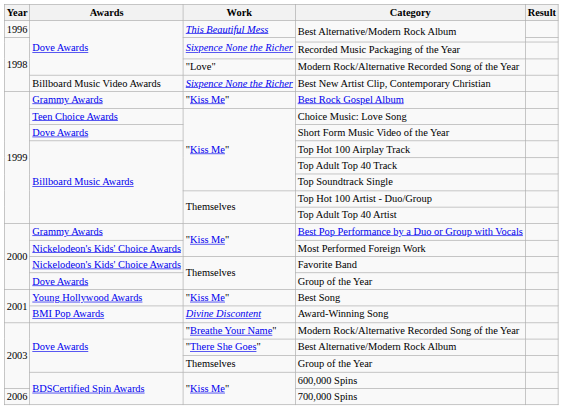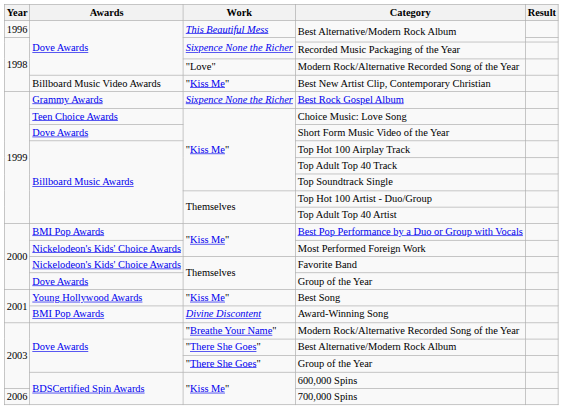(239, 83) Sixpence None the Richer -> (207, 83) "Kiss Me"
(207, 100) "Kiss Me" -> (239, 100) Sixpence None the Richer
(68, 231) Grammy Awards -> (68, 231) BMI Pop Awards
(211, 363) Themselves -> (223, 363) "There She Goes"
